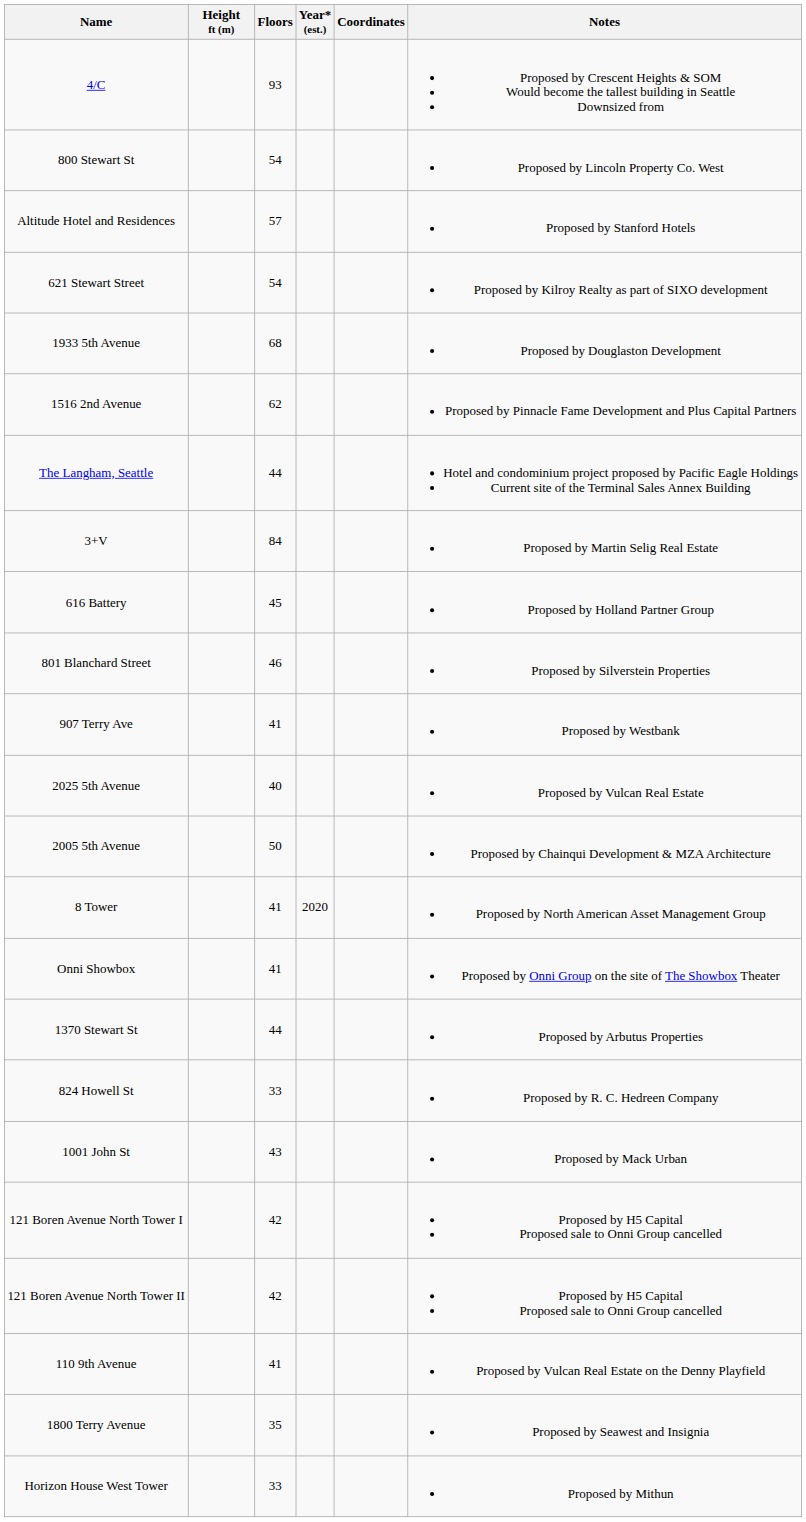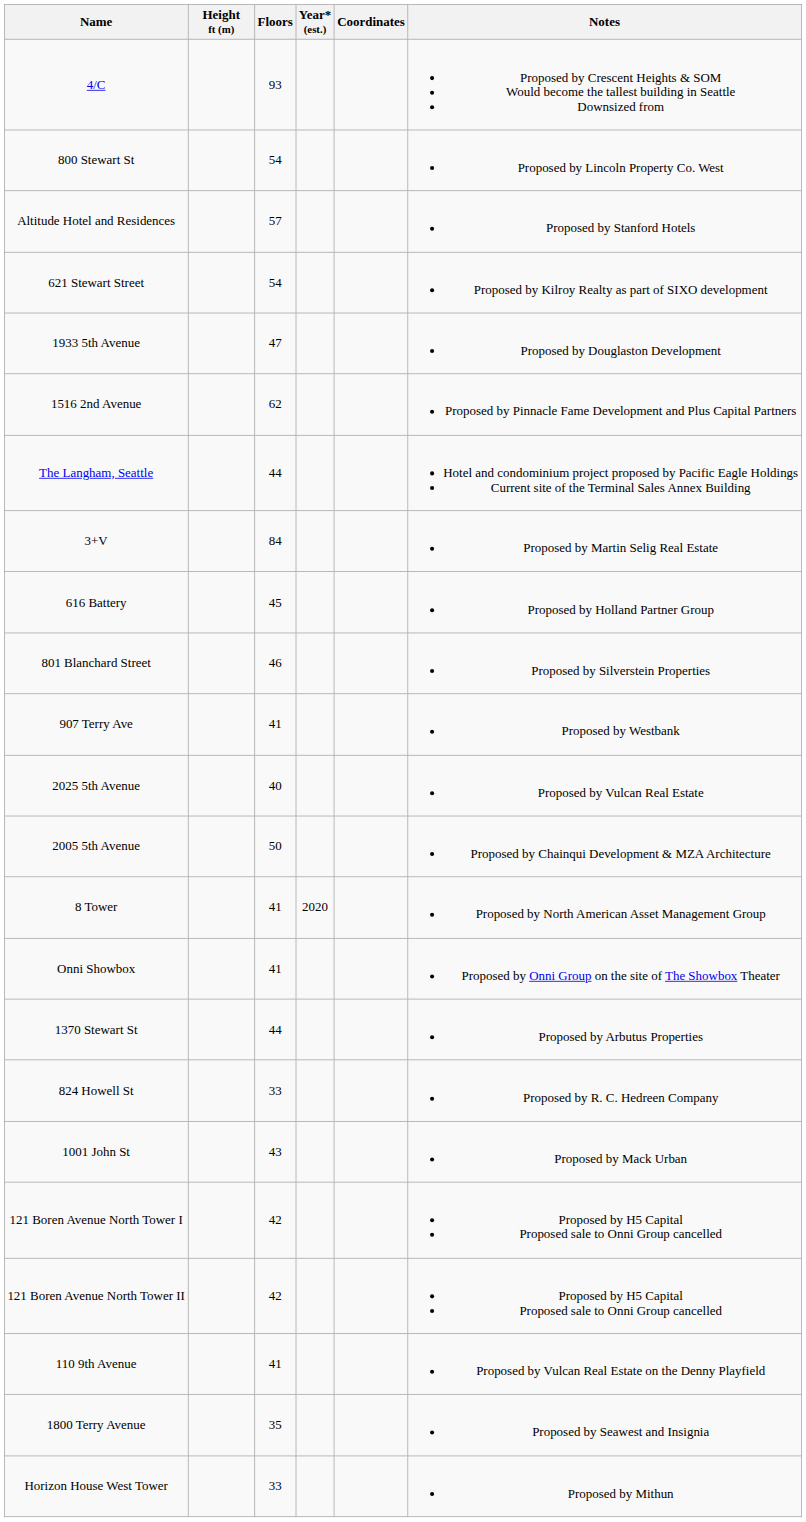(275, 343) 68 -> (275, 343) 47
